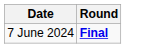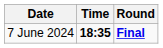+ column: (95, 14)
